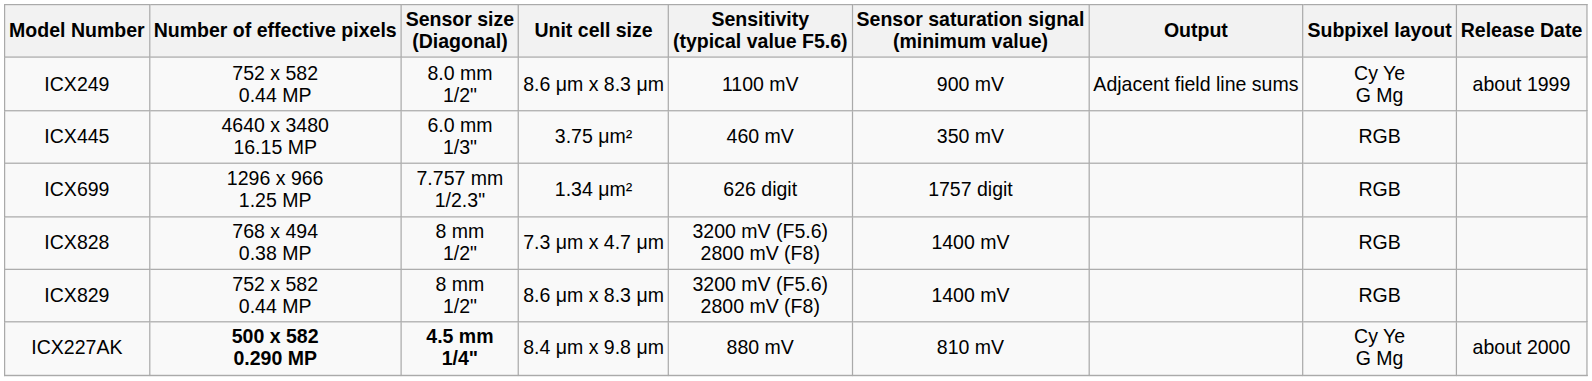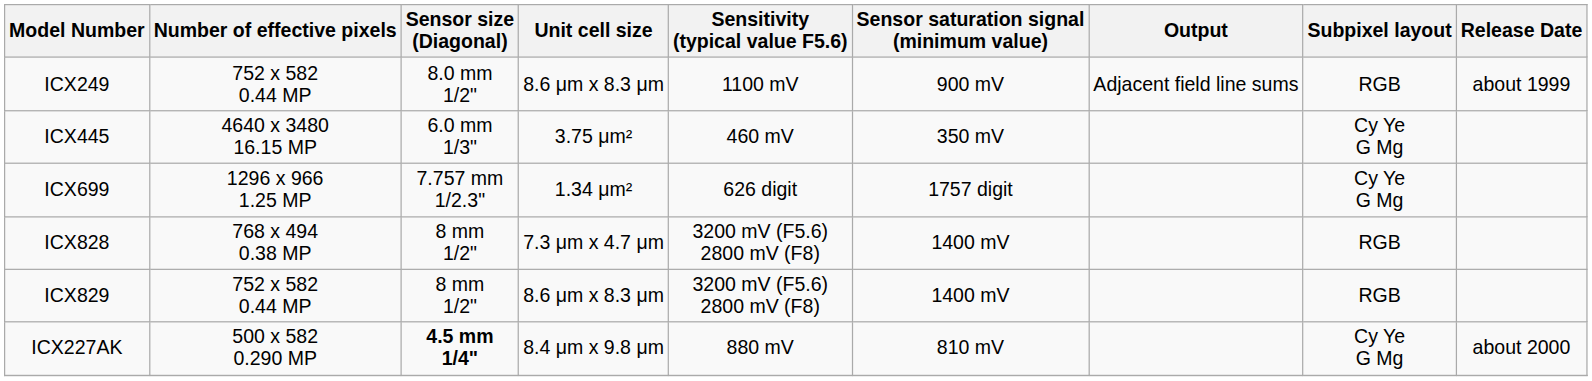(1380, 83) Cy Ye G Mg -> (1380, 83) RGB
(1380, 136) RGB -> (1380, 136) Cy Ye G Mg
(1380, 189) RGB -> (1380, 189) Cy Ye G Mg
(275, 348) bold -> (275, 348) normal
